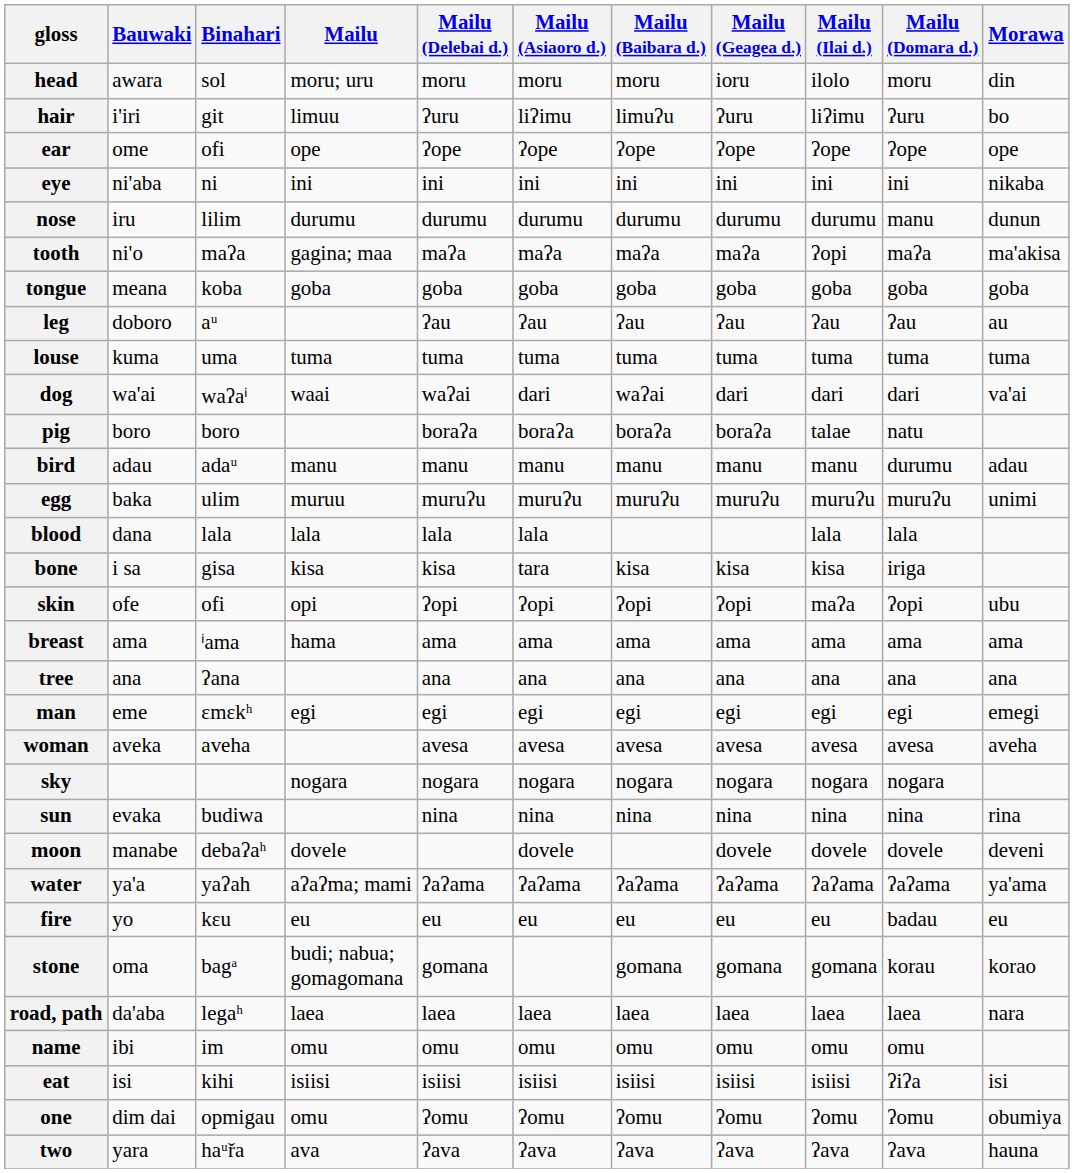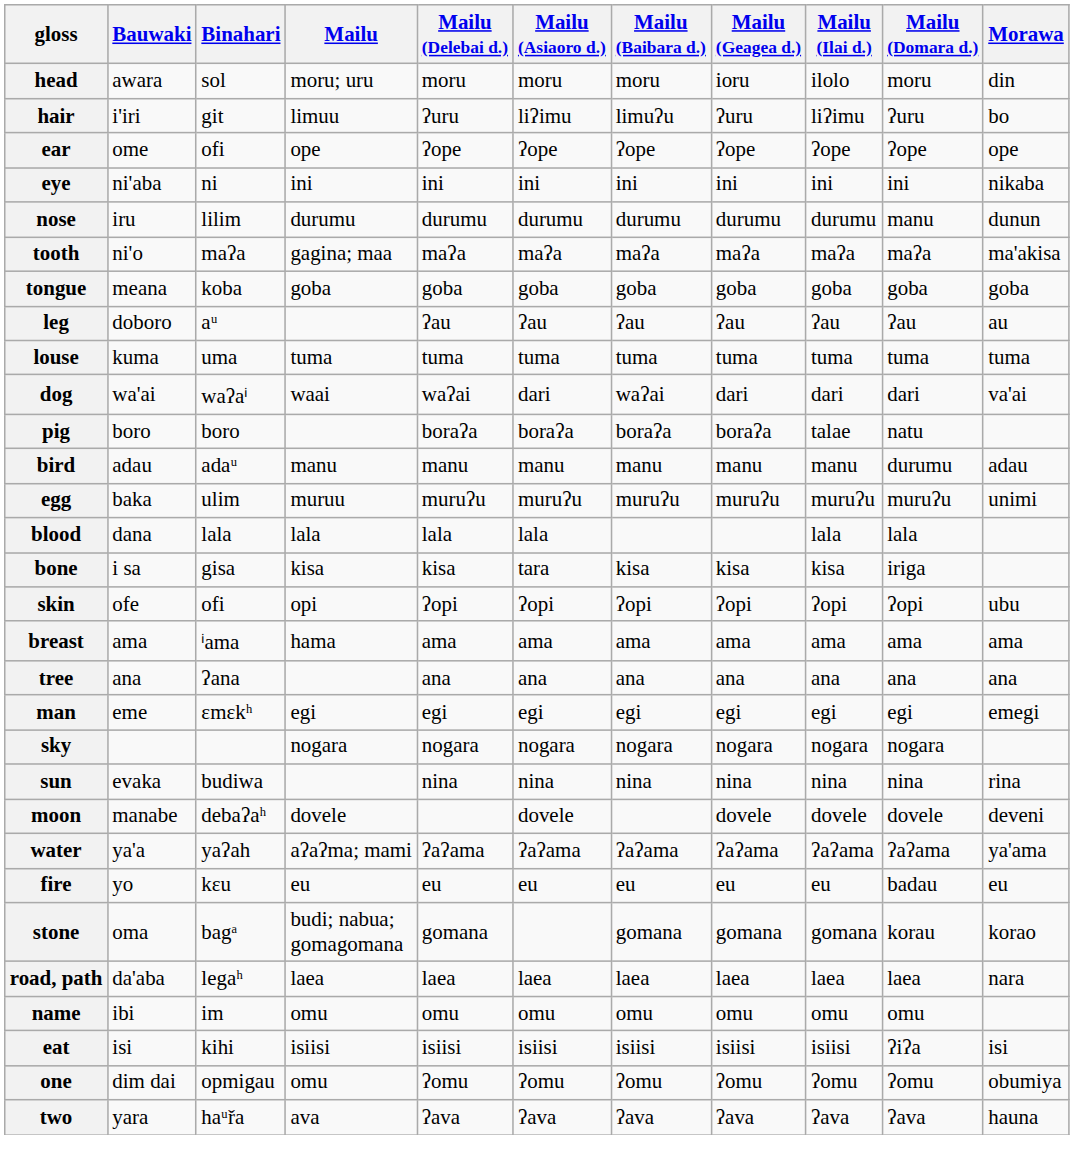(829, 253) ʔopi -> (833, 253) maʔa
(833, 603) maʔa -> (829, 603) ʔopi
- row: (56, 746)
